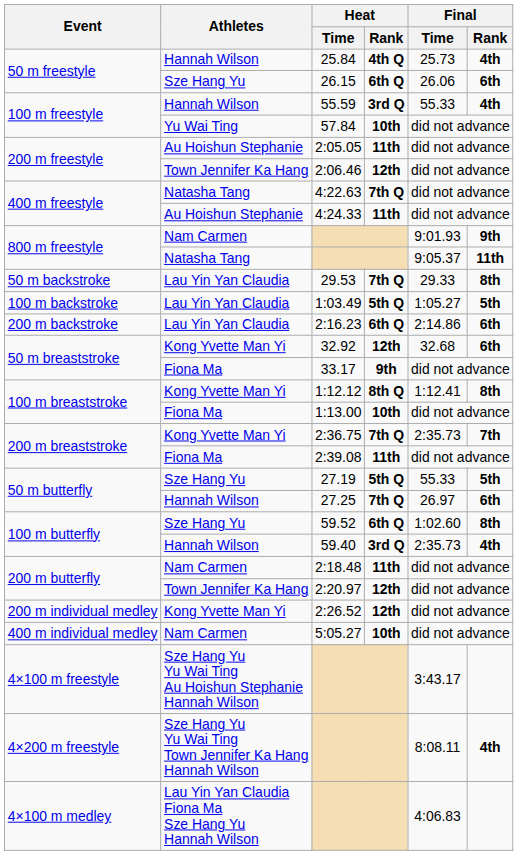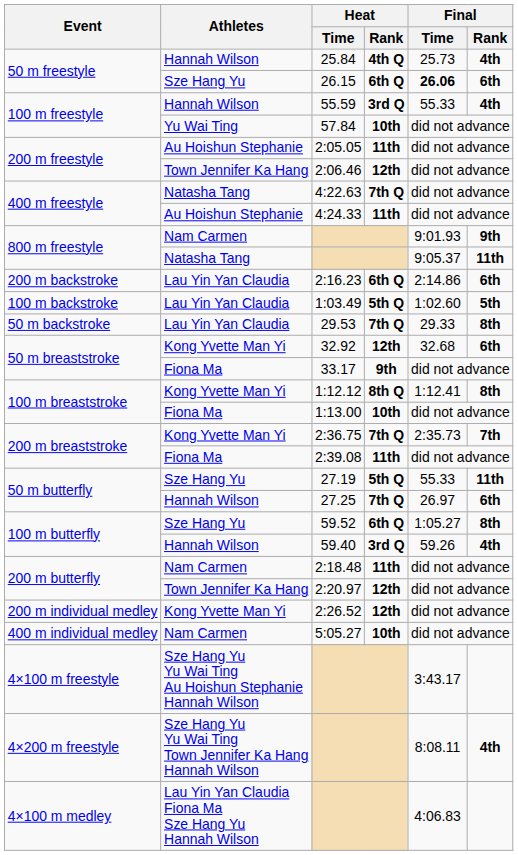(438, 82) normal -> (438, 82) bold
rows swapped: (227, 281) <-> (227, 325)
(438, 303) 1:05.27 -> (438, 303) 1:02.60
(490, 479) 5th -> (490, 479) 11th
(438, 523) 1:02.60 -> (438, 523) 1:05.27
(438, 546) 2:35.73 -> (438, 546) 59.26
